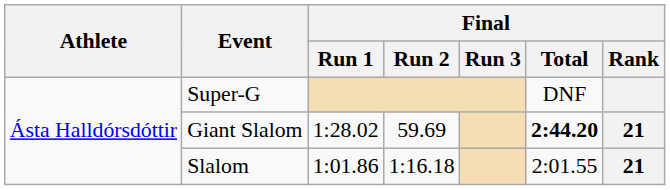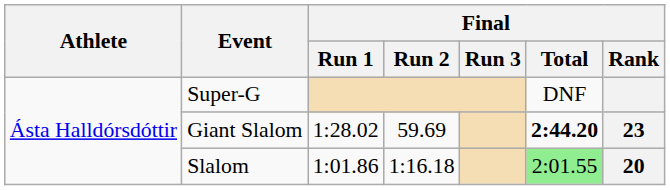(634, 130) 21 -> (634, 130) 23
(565, 166) no background -> (565, 166) lightgreen background
(634, 166) 21 -> (634, 166) 20
